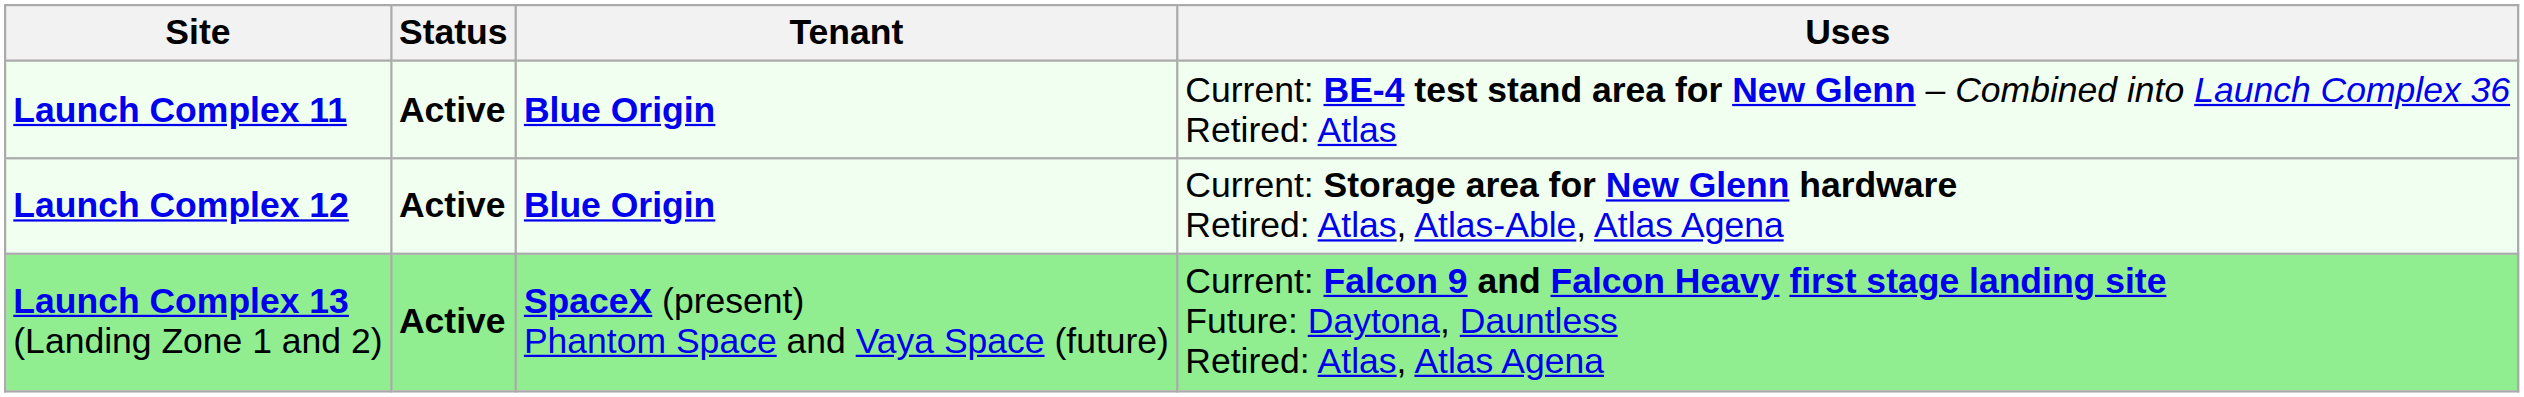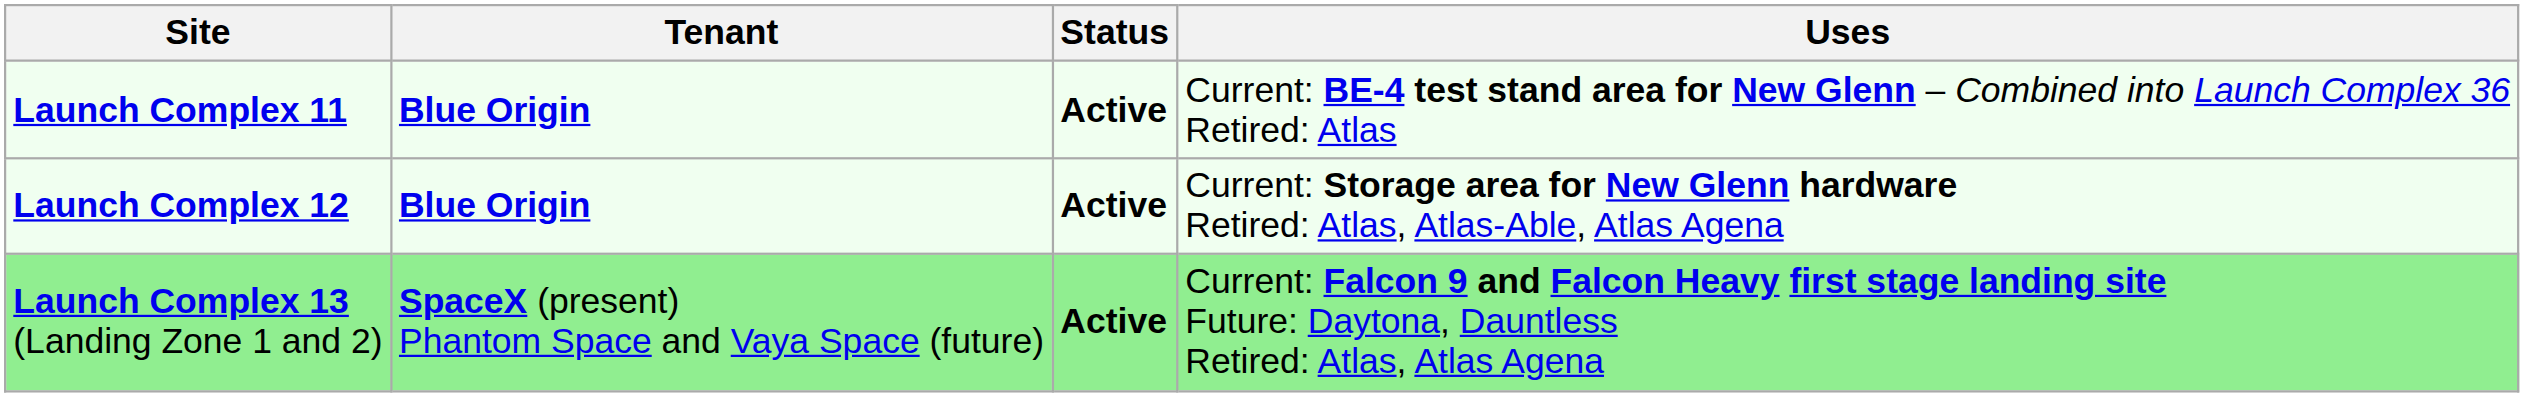columns swapped: (453, 32) <-> (846, 32)
